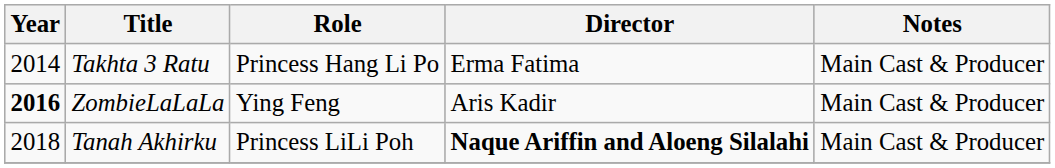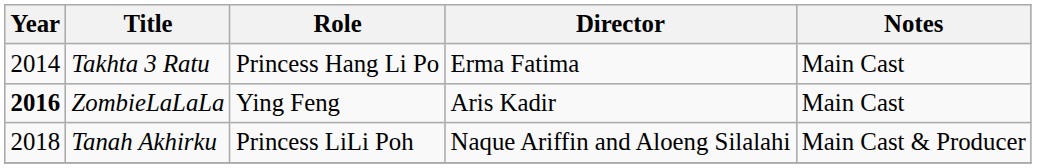(932, 63) Main Cast & Producer -> (853, 63) Main Cast
(932, 102) Main Cast & Producer -> (853, 102) Main Cast
(630, 142) bold -> (620, 142) normal
